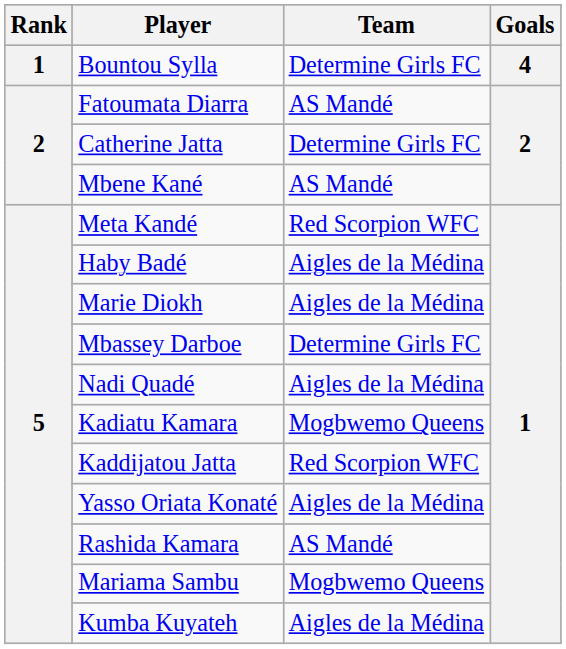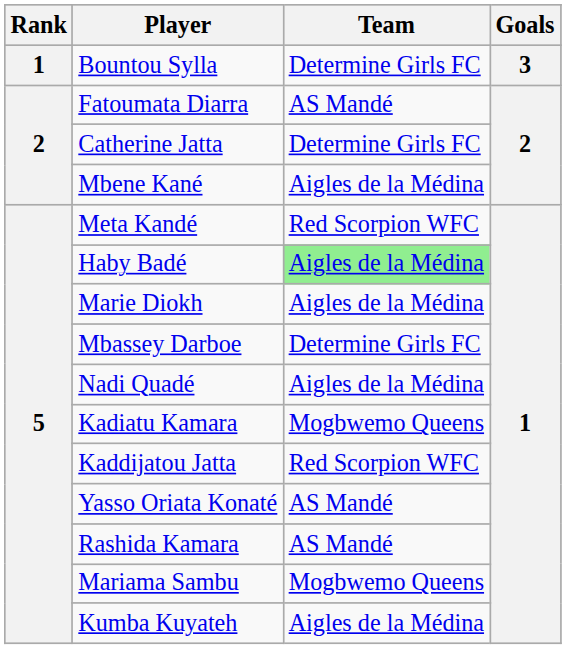(525, 64) 4 -> (525, 64) 3
(341, 184) AS Mandé -> (386, 184) Aigles de la Médina
(386, 264) no background -> (386, 264) lightgreen background
(386, 503) Aigles de la Médina -> (341, 503) AS Mandé
